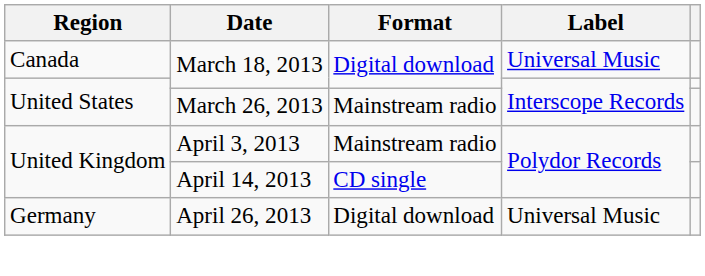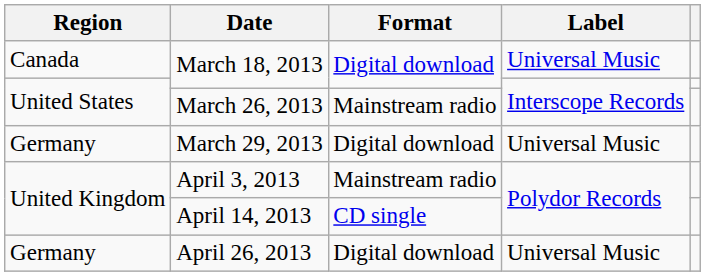+ row: (53, 143)
